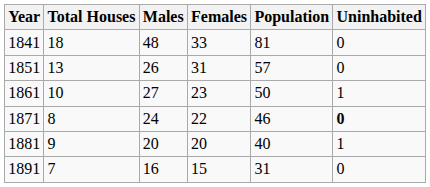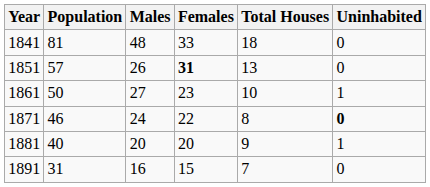columns swapped: (292, 17) <-> (92, 17)
(199, 67) normal -> (186, 67) bold
